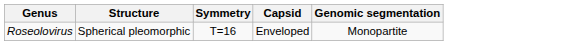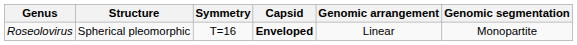+ column: (379, 13)
(283, 31) normal -> (284, 31) bold
